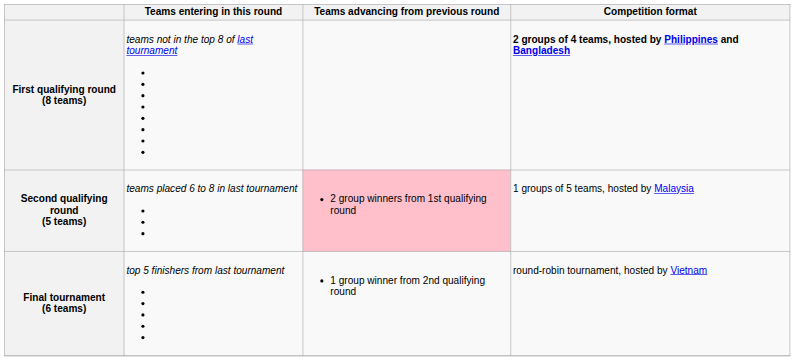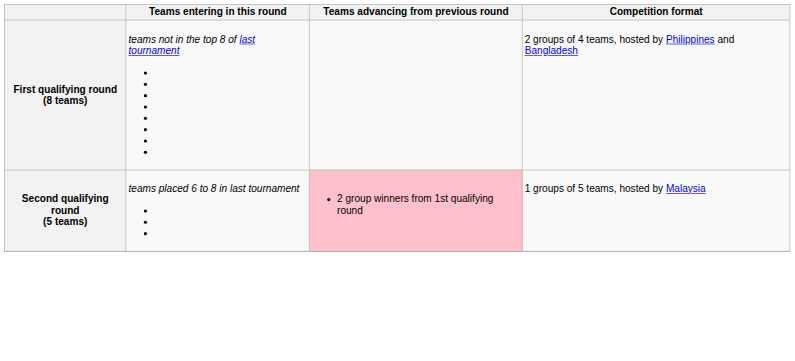(626, 45) bold -> (629, 45) normal
- row: (64, 303)
